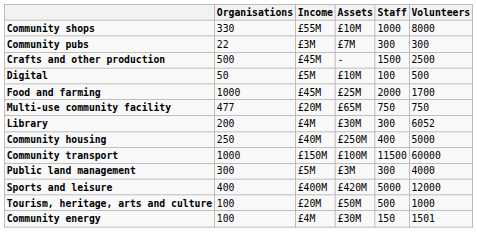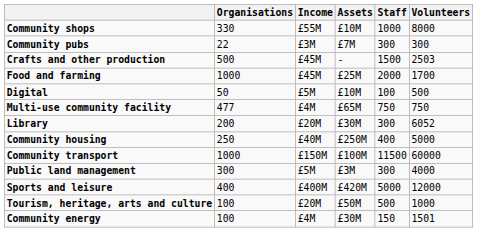(423, 60) 2500 -> (423, 60) 2503
rows swapped: (27, 76) <-> (54, 92)
(309, 108) £20M -> (307, 108) £4M
(307, 124) £4M -> (309, 124) £20M
